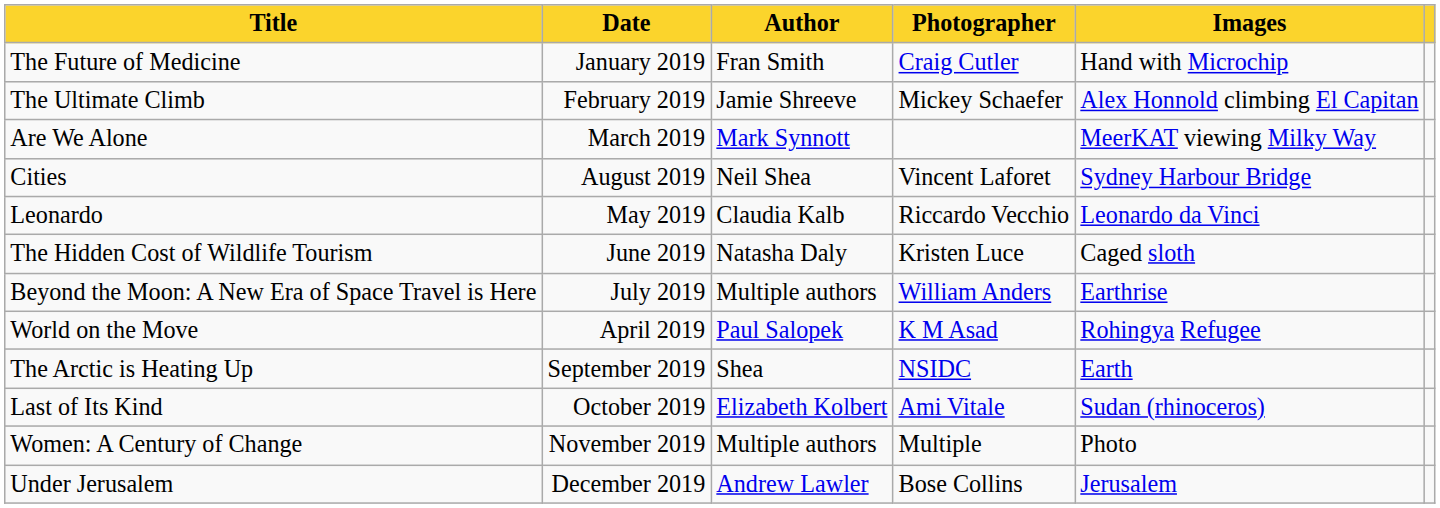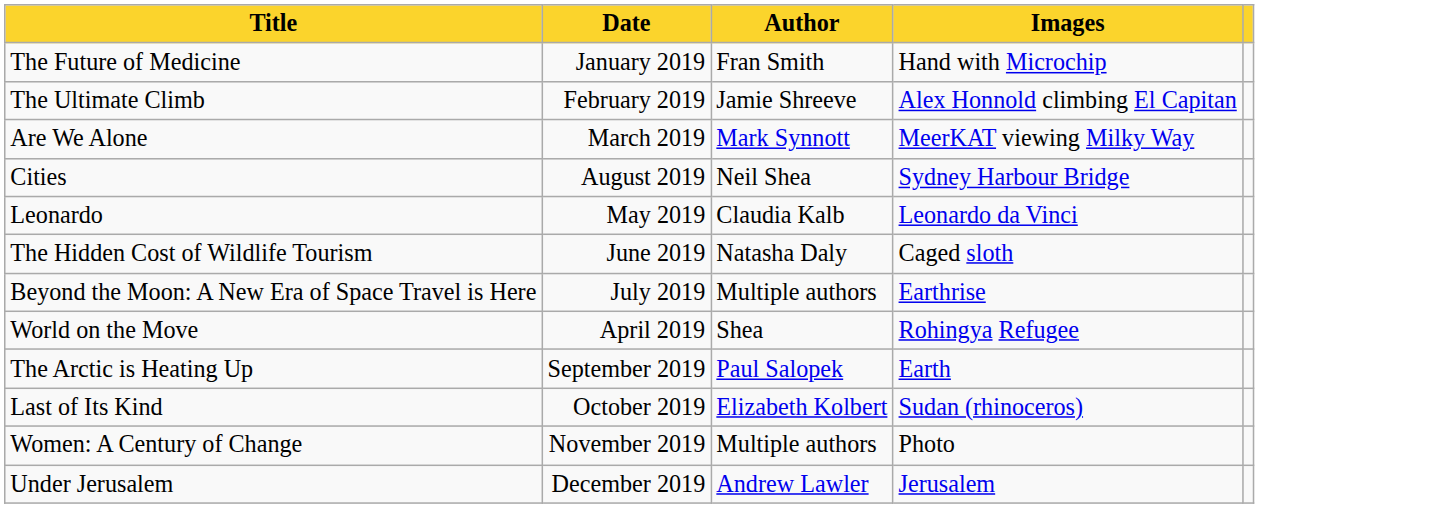- column: (984, 23)
(780, 330) Paul Salopek -> (740, 330) Shea
(740, 368) Shea -> (780, 368) Paul Salopek
